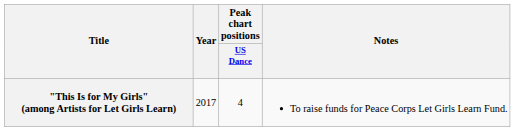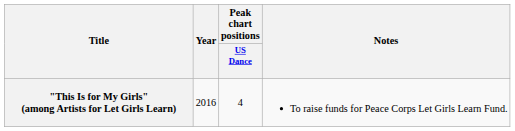(206, 102) 2017 -> (206, 102) 2016
